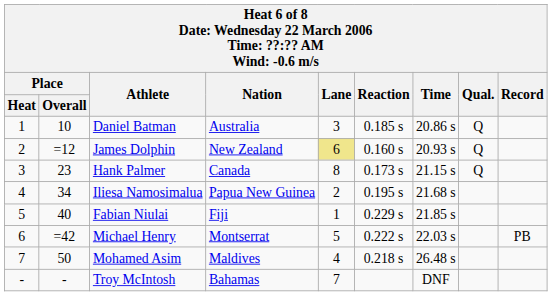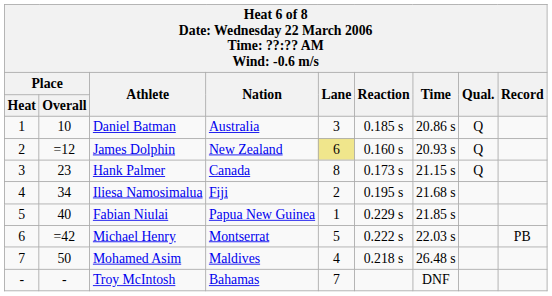(262, 192) Papua New Guinea -> (218, 192) Fiji
(218, 214) Fiji -> (262, 214) Papua New Guinea
